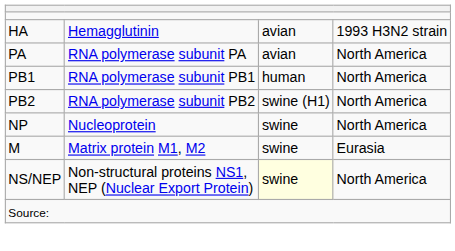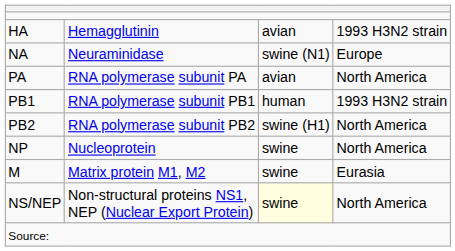+ row: (18, 54)
(382, 78) North America -> (392, 101) 1993 H3N2 strain
